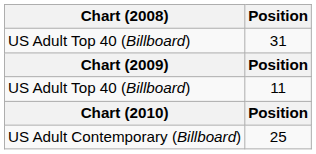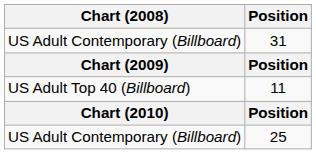(99, 40) US Adult Top 40 (Billboard) -> (125, 40) US Adult Contemporary (Billboard)
